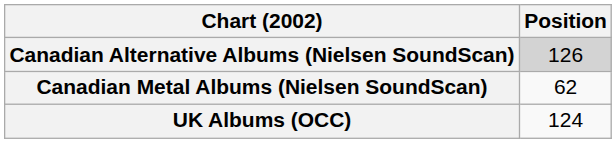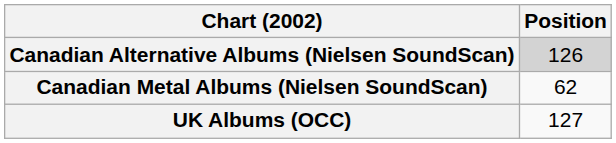(566, 120) 124 -> (566, 120) 127
